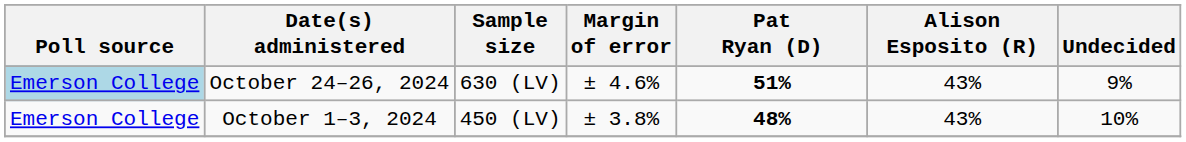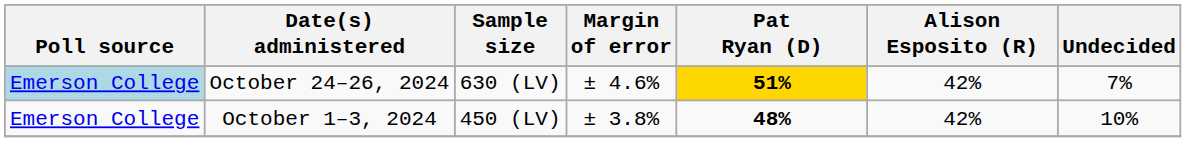(772, 83) no background -> (772, 83) gold background
(962, 83) 43% -> (962, 83) 42%
(1119, 83) 9% -> (1119, 83) 7%
(962, 118) 43% -> (962, 118) 42%
